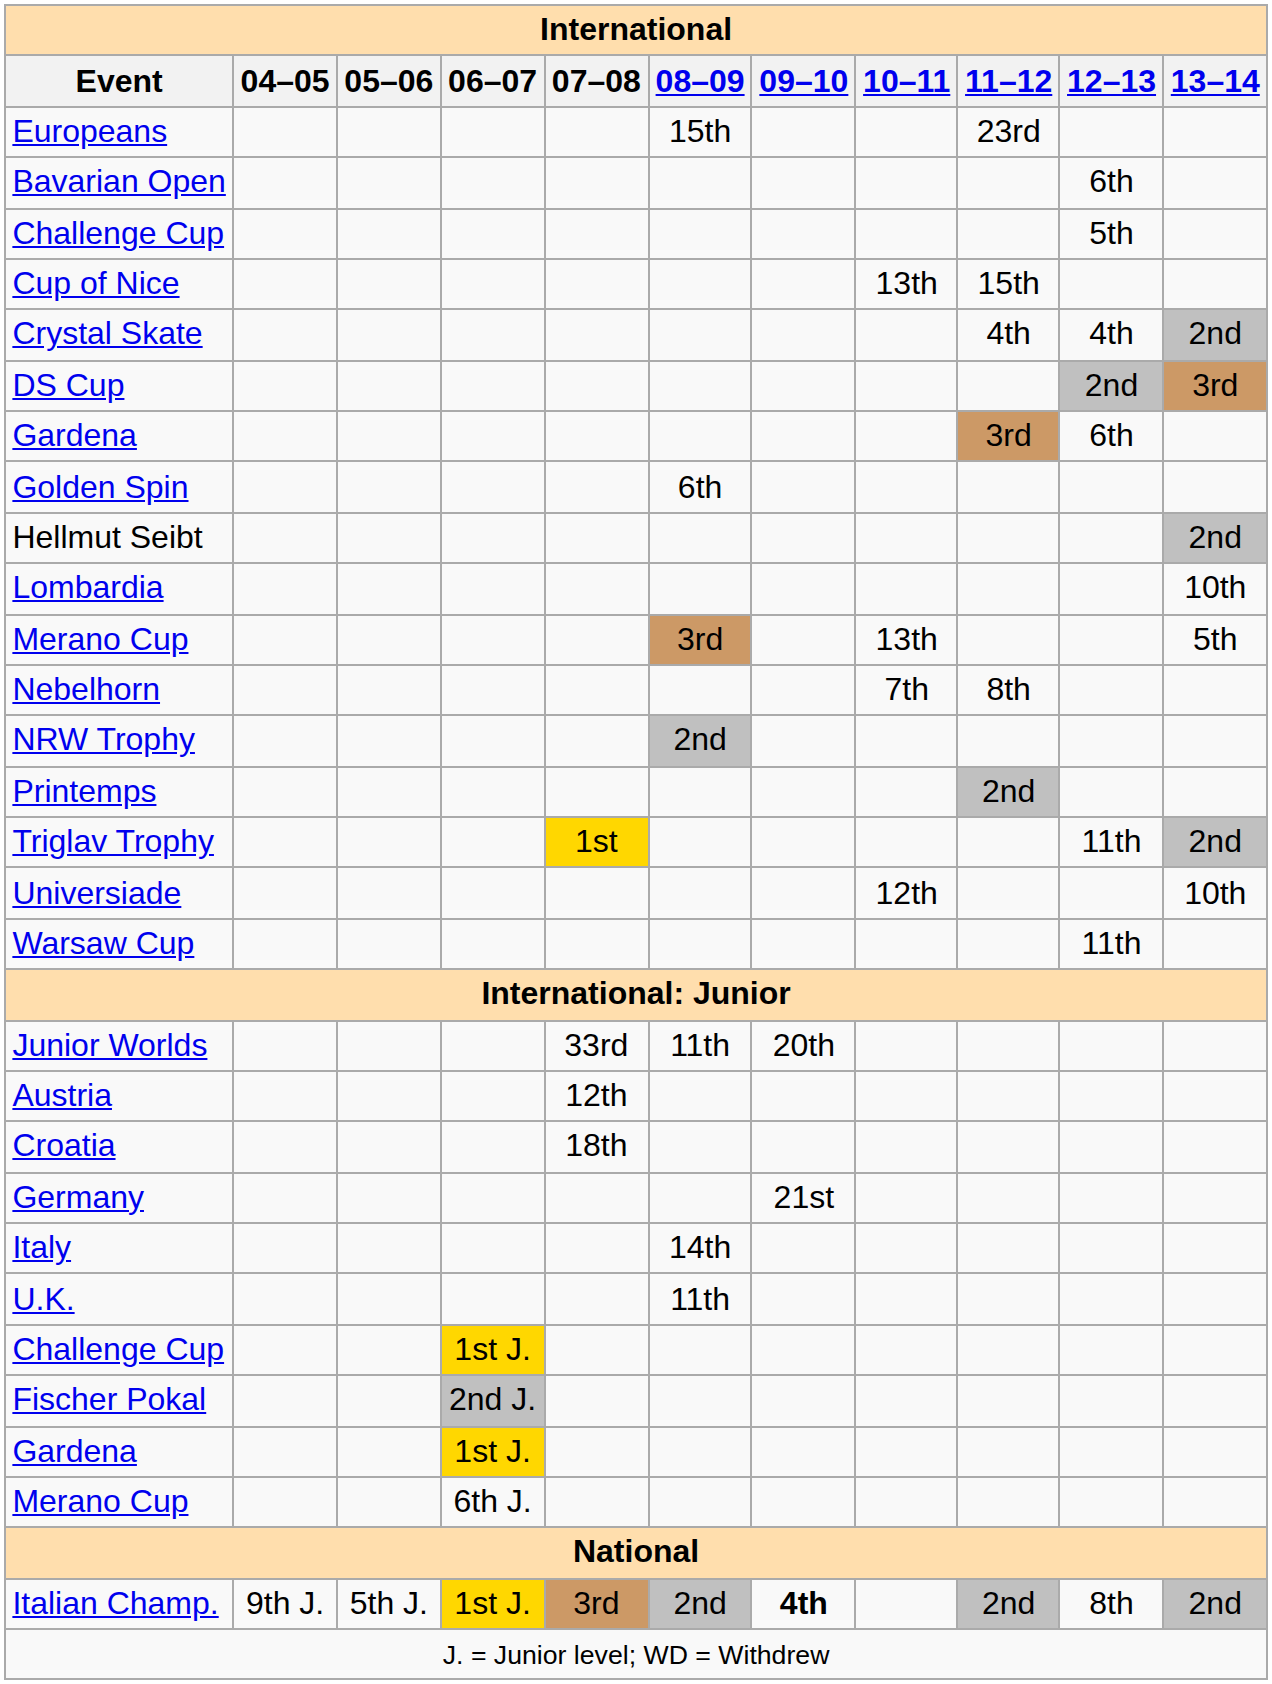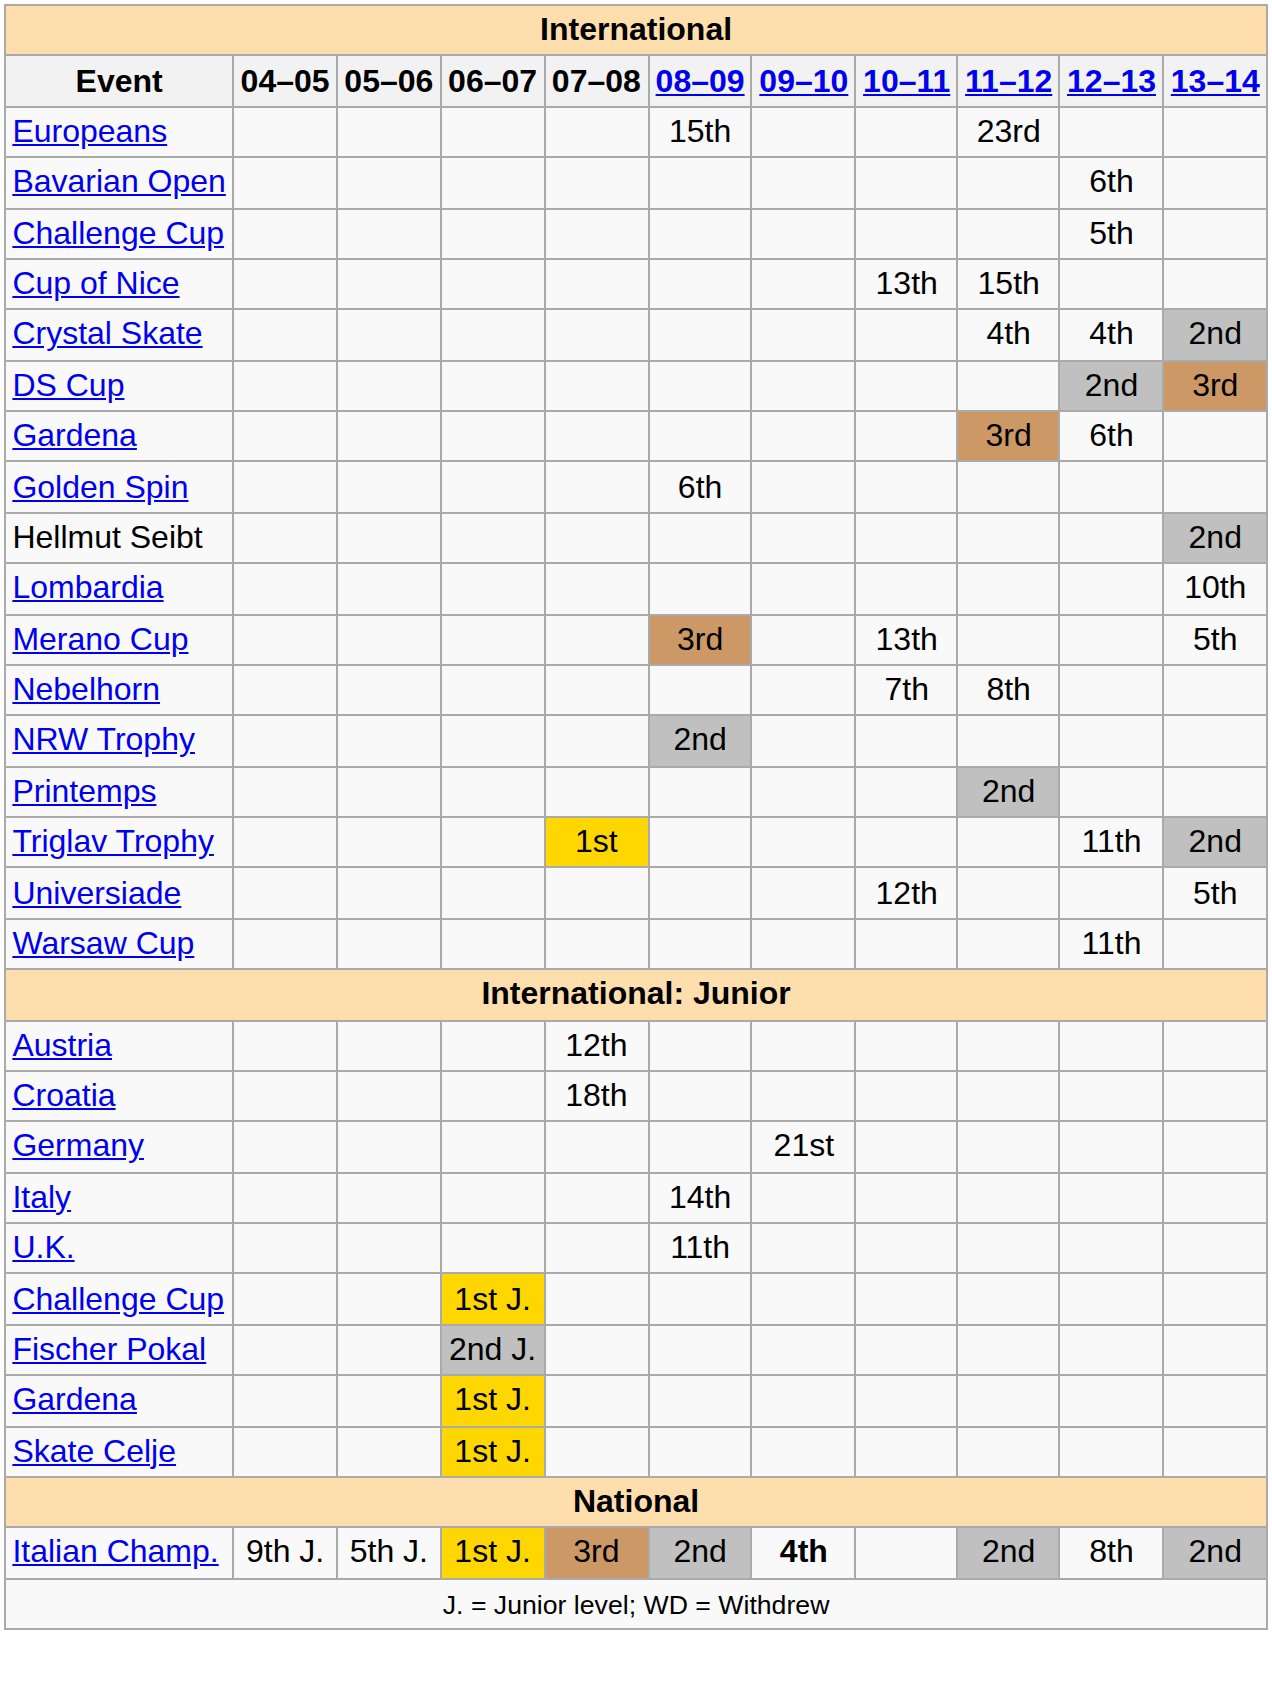(1215, 892) 10th -> (1215, 892) 5th
- row: (110, 1044)
- row: (100, 1501)
+ row: (94, 1450)
